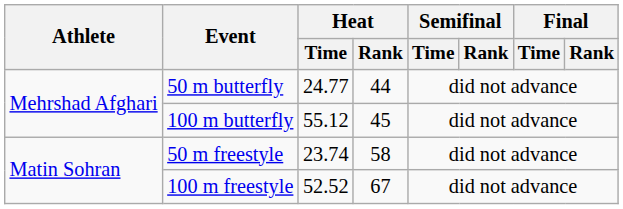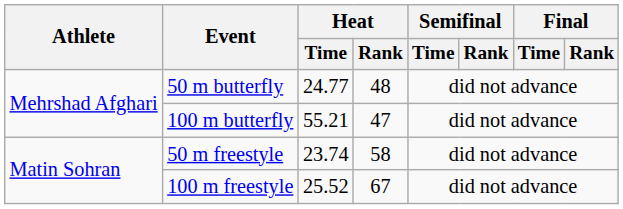(380, 86) 44 -> (380, 86) 48
(326, 120) 55.12 -> (326, 120) 55.21
(380, 120) 45 -> (380, 120) 47
(326, 187) 52.52 -> (326, 187) 25.52
